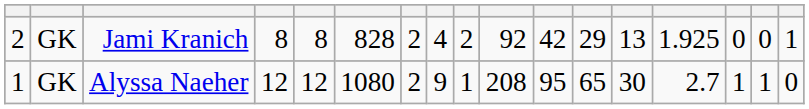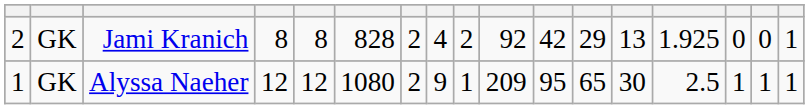(506, 81) 208 -> (506, 81) 209
(703, 81) 2.7 -> (703, 81) 2.5
(791, 81) 0 -> (791, 81) 1
